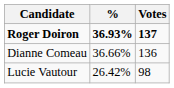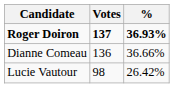columns swapped: (152, 14) <-> (113, 14)
